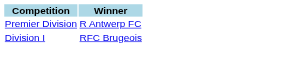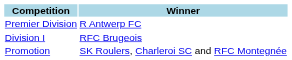+ row: (27, 51)
